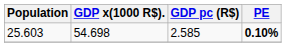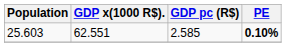(92, 32) 54.698 -> (92, 32) 62.551
